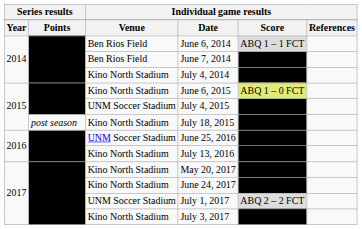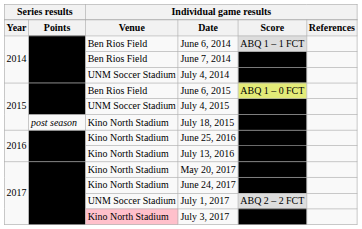(128, 75) Kino North Stadium -> (132, 75) UNM Soccer Stadium
(128, 91) Kino North Stadium -> (117, 91) Ben Rios Field
(132, 138) UNM Soccer Stadium -> (128, 138) Kino North Stadium
(128, 216) no background -> (128, 216) pink background
